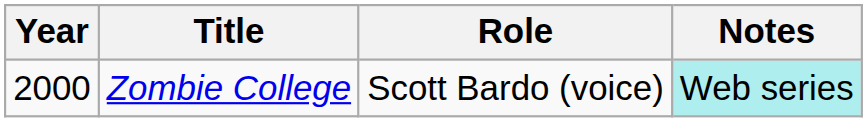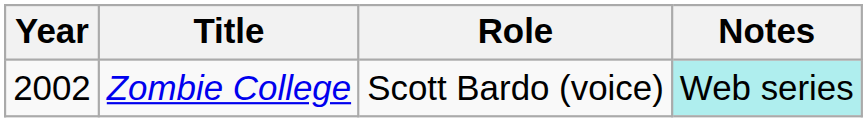(52, 87) 2000 -> (52, 87) 2002
